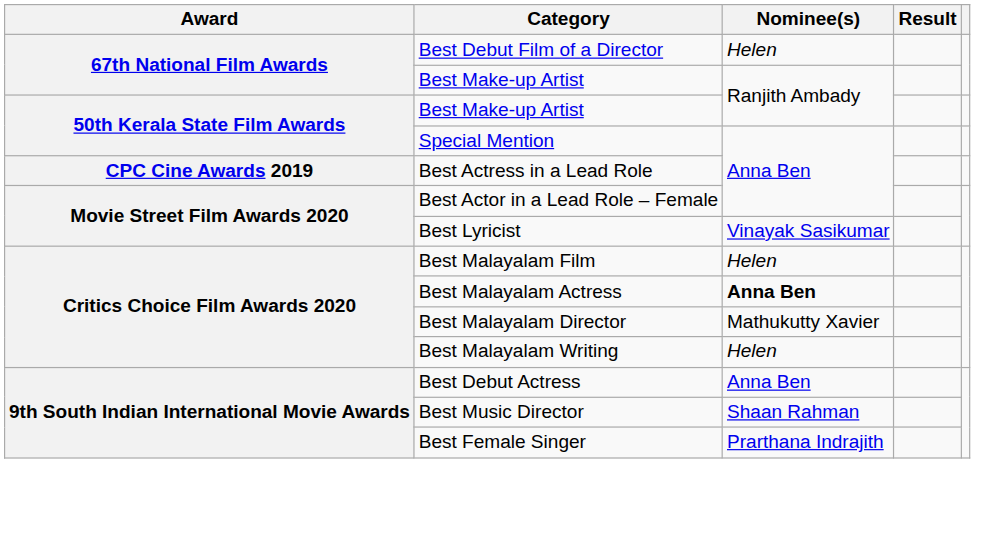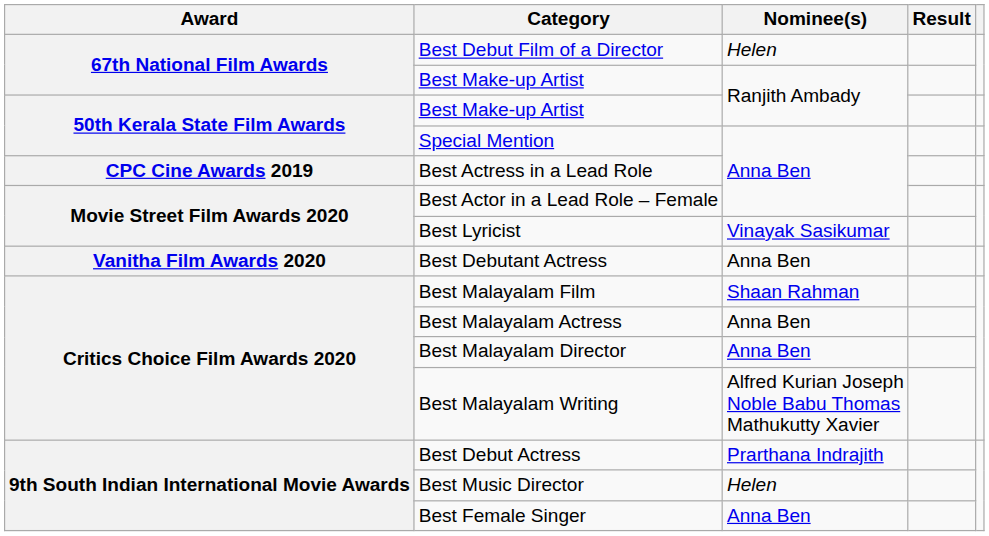+ row: (209, 261)
(752, 261) Helen -> (793, 291) Shaan Rahman
(771, 291) bold -> (769, 321) normal
(803, 321) Mathukutty Xavier -> (769, 351) Anna Ben
(752, 351) Helen -> (815, 403) Alfred Kurian Joseph Noble Babu Thomas Mathukutty Xavier
(769, 381) Anna Ben -> (805, 454) Prarthana Indrajith
(793, 412) Shaan Rahman -> (752, 485) Helen
(805, 442) Prarthana Indrajith -> (769, 515) Anna Ben
